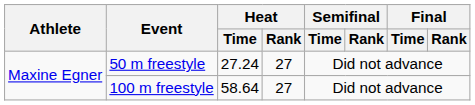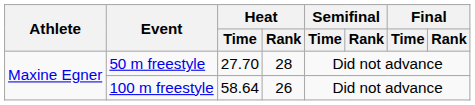(240, 64) 27.24 -> (240, 64) 27.70
(284, 64) 27 -> (284, 64) 28
(284, 88) 27 -> (284, 88) 26
